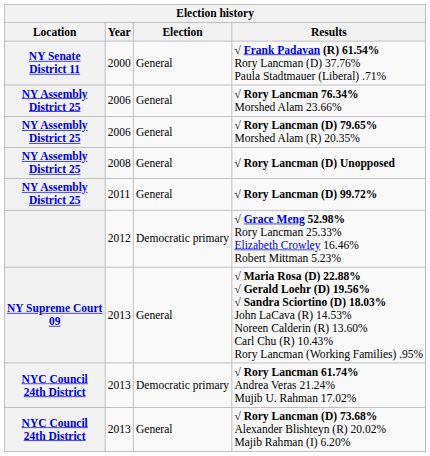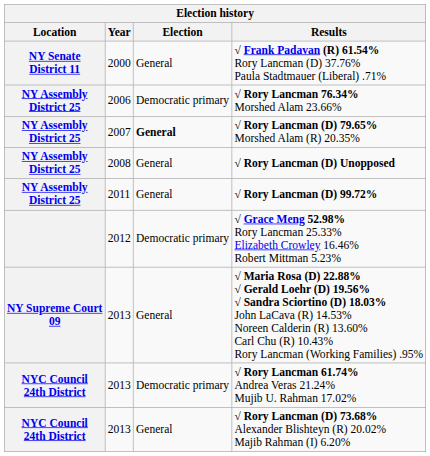(154, 100) General -> (183, 100) Democratic primary
(119, 132) 2006 -> (119, 132) 2007
(154, 132) normal -> (156, 132) bold
